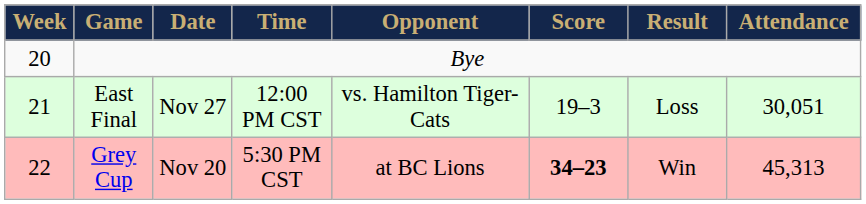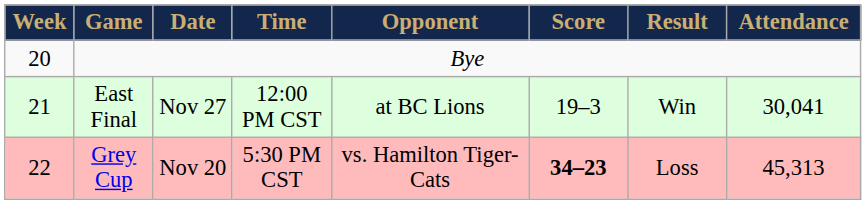(430, 106) vs. Hamilton Tiger-Cats -> (430, 106) at BC Lions
(677, 106) Loss -> (677, 106) Win
(794, 106) 30,051 -> (794, 106) 30,041
(430, 167) at BC Lions -> (430, 167) vs. Hamilton Tiger-Cats
(677, 167) Win -> (677, 167) Loss
